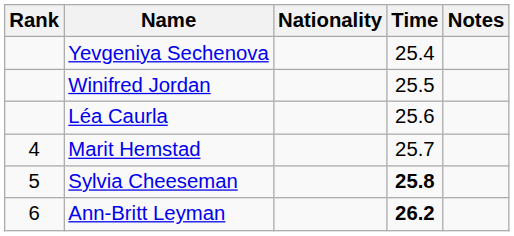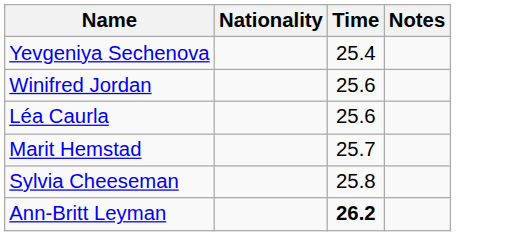- column: (34, 20)
(415, 85) 25.5 -> (356, 85) 25.6
(415, 181) bold -> (356, 181) normal
